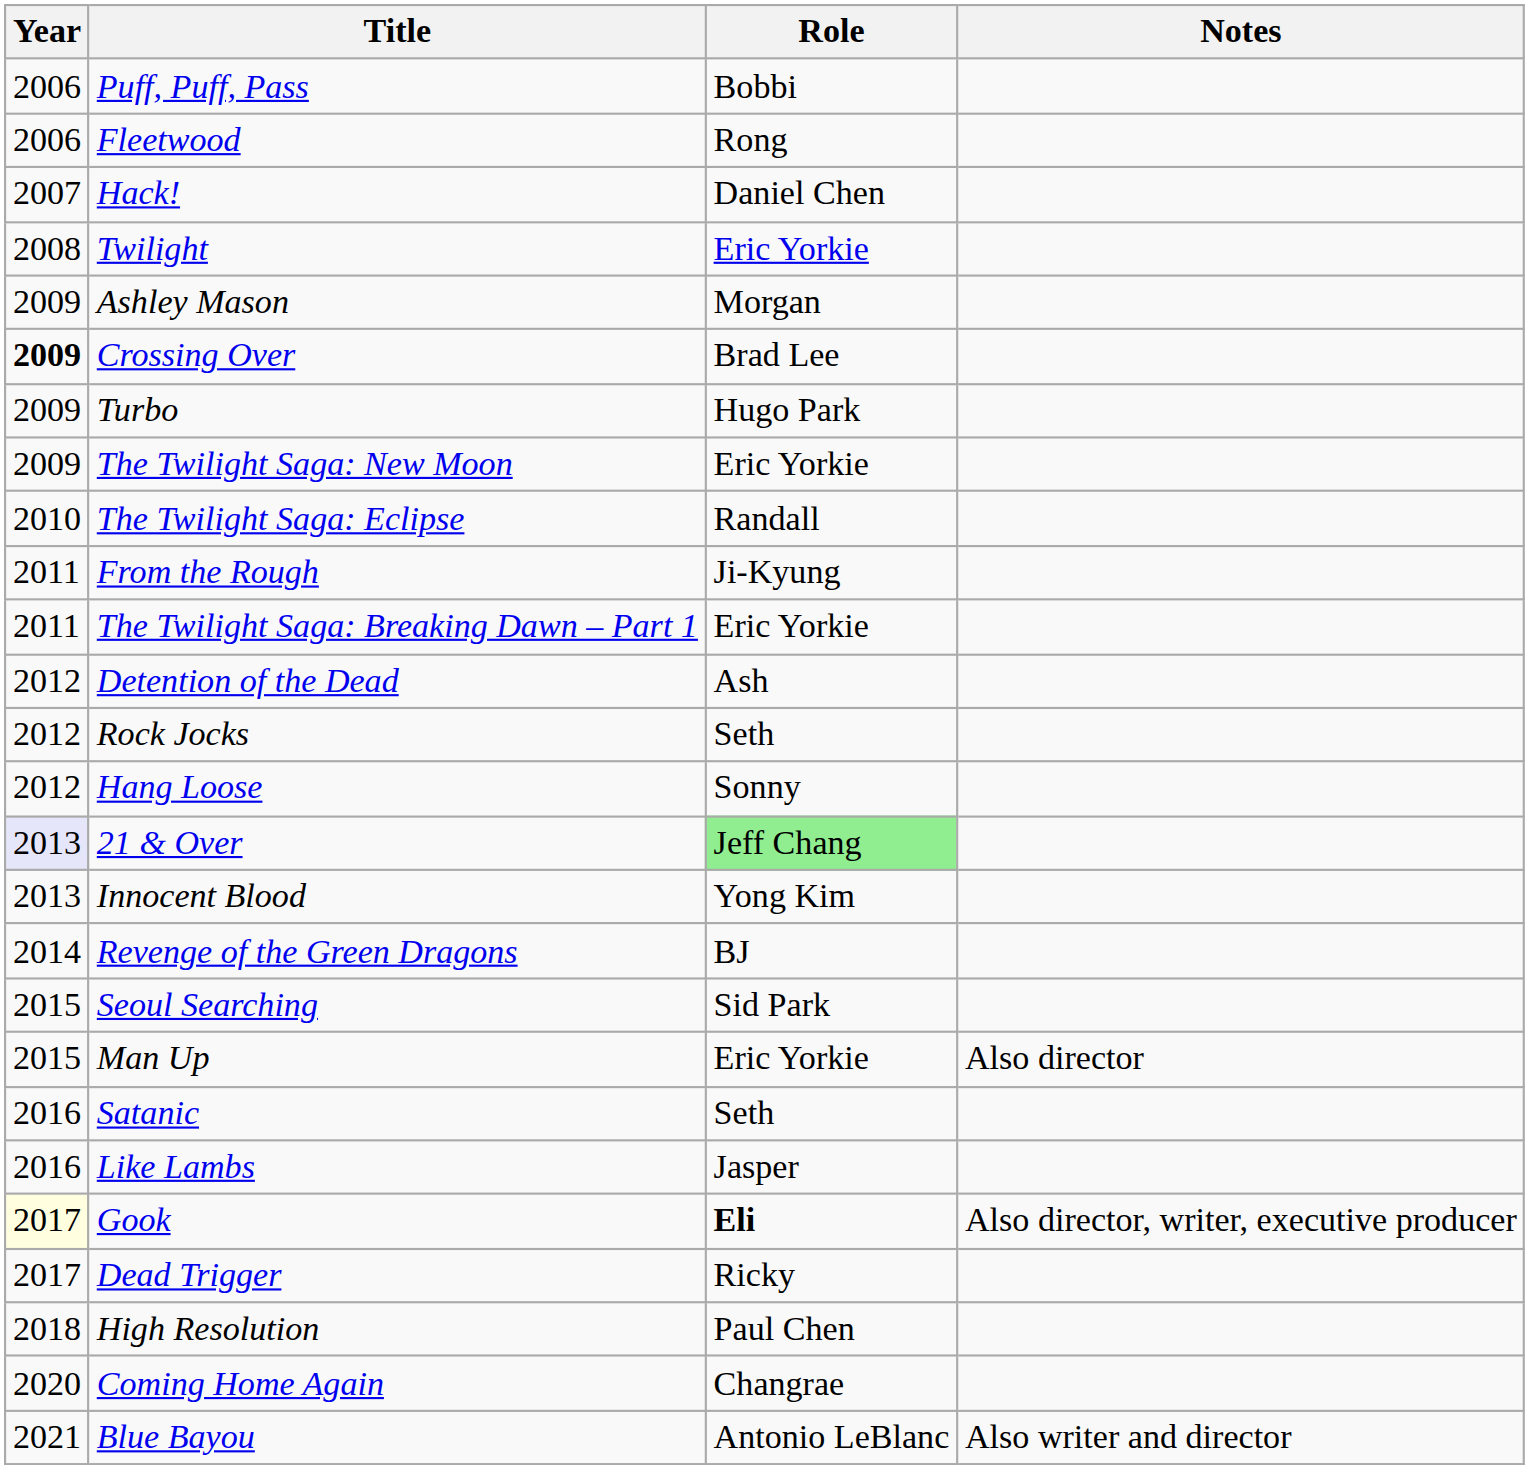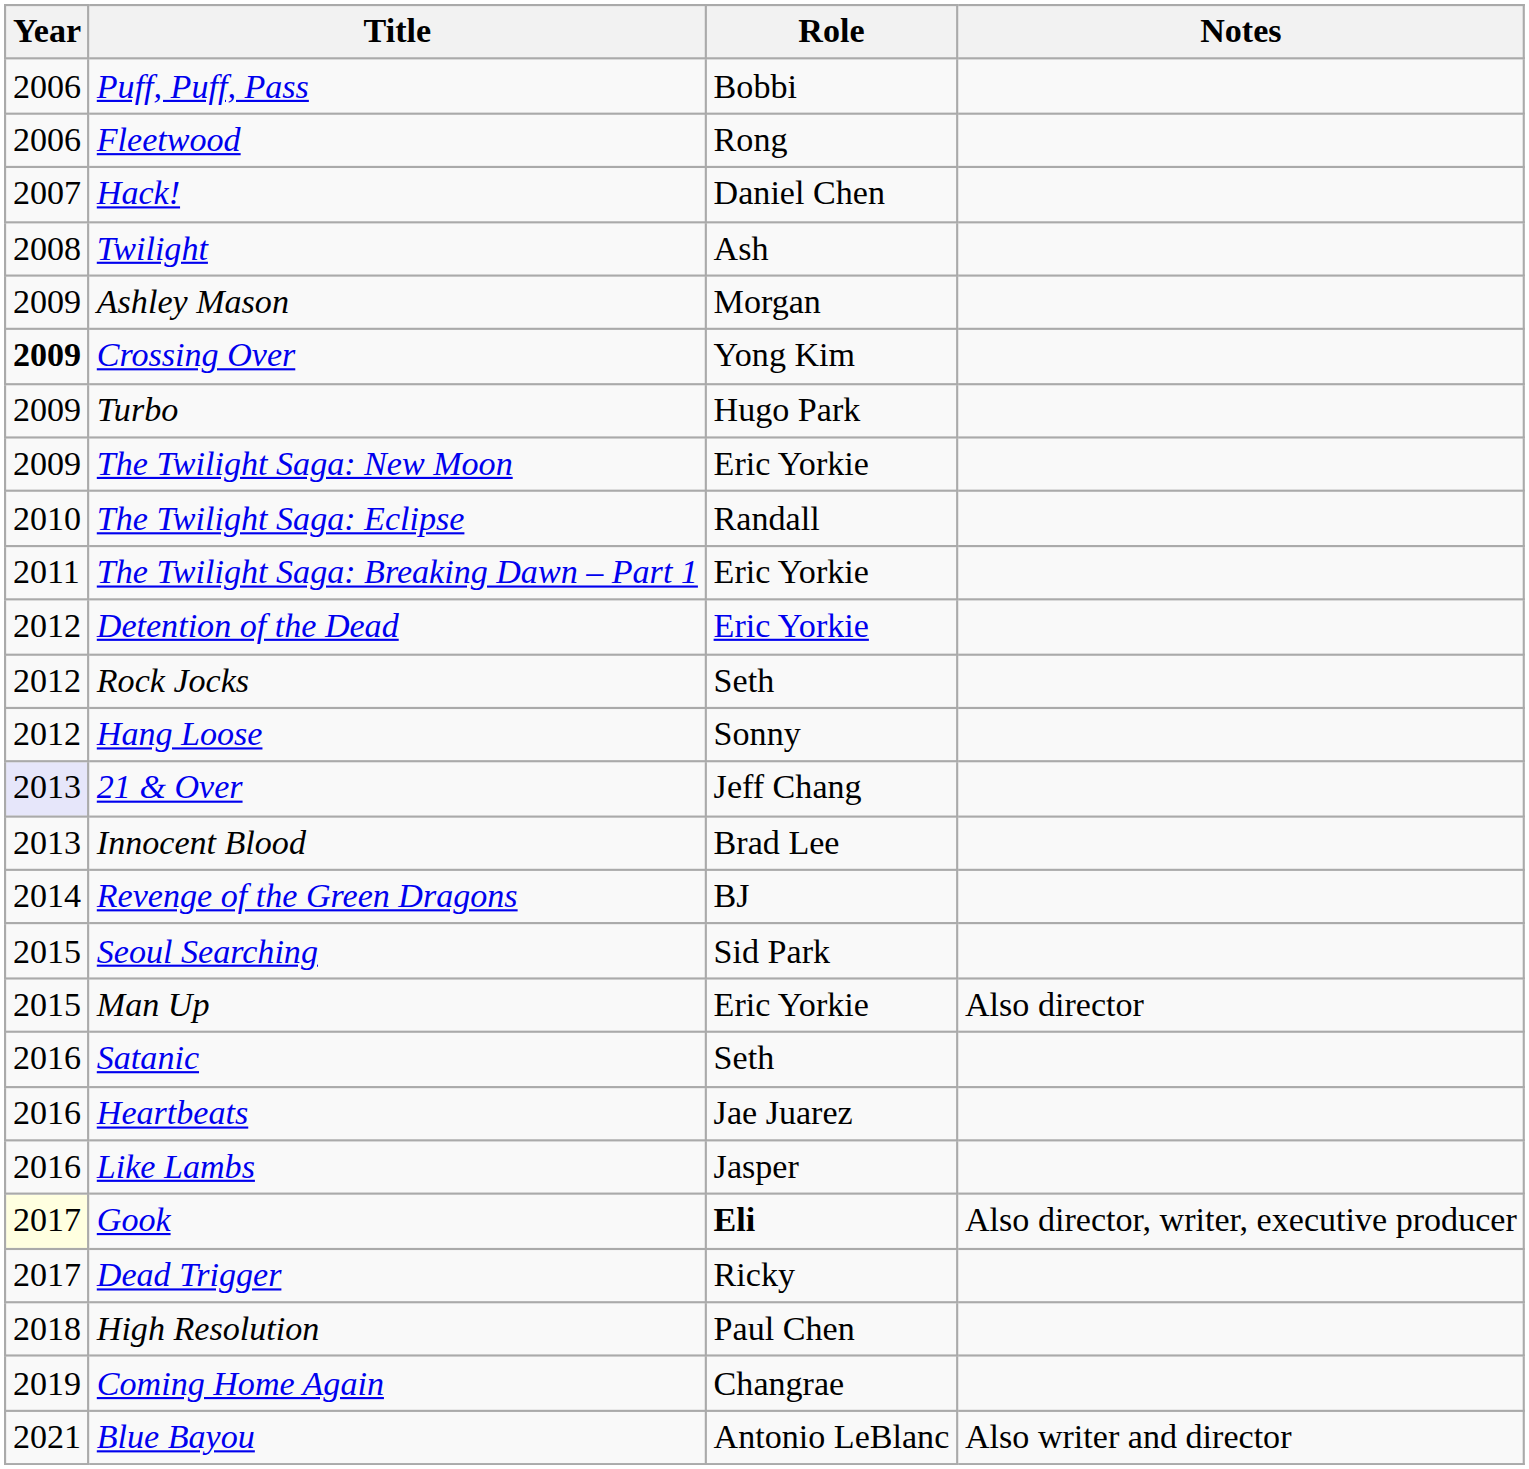(791, 247) Eric Yorkie -> (741, 247) Ash
(777, 355) Brad Lee -> (784, 355) Yong Kim
- row: (208, 572)
(741, 680) Ash -> (791, 626) Eric Yorkie
(788, 842) lightgreen background -> (788, 788) no background
(784, 896) Yong Kim -> (777, 842) Brad Lee
+ row: (173, 1112)
(47, 1382) 2020 -> (47, 1382) 2019
